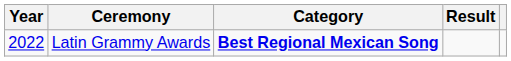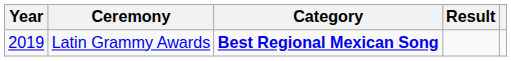(26, 42) 2022 -> (26, 42) 2019
